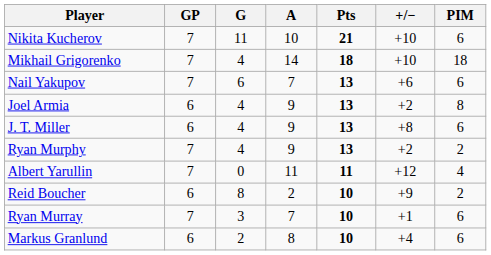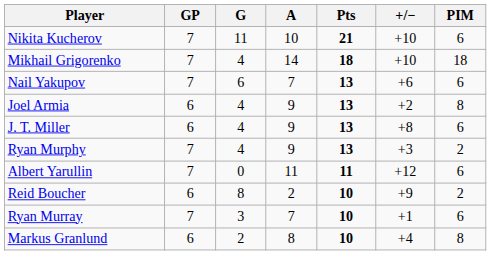(405, 149) +2 -> (405, 149) +3
(460, 171) 4 -> (460, 171) 6
(460, 238) 6 -> (460, 238) 8
